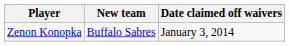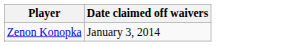- column: (121, 13)
